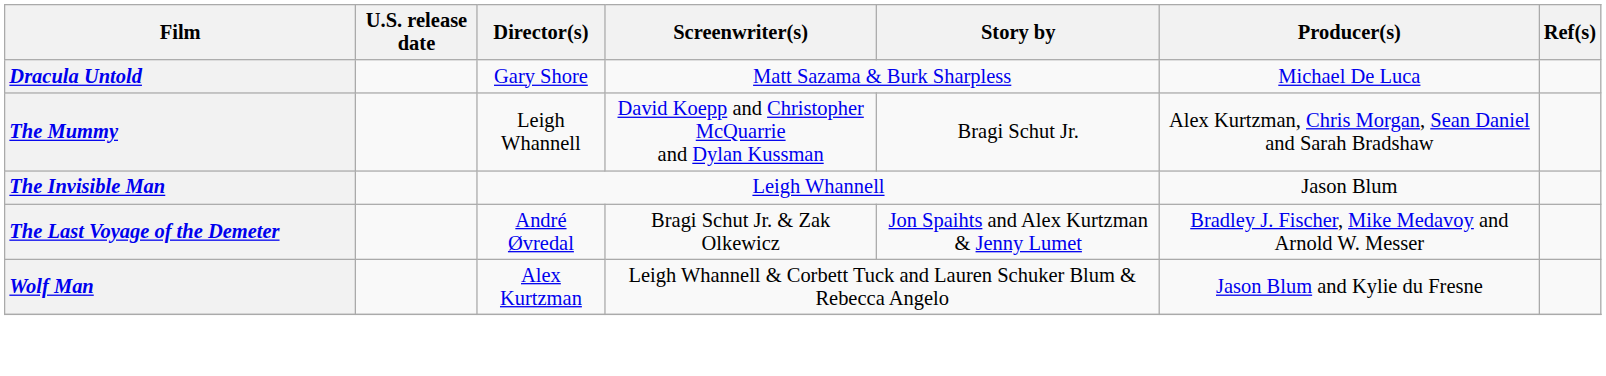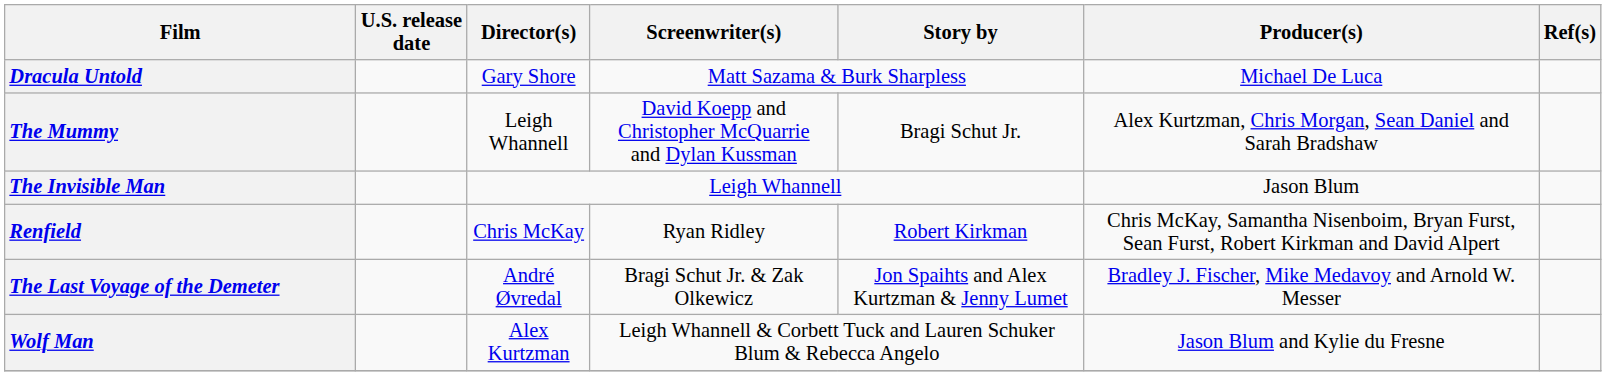+ row: (45, 231)
